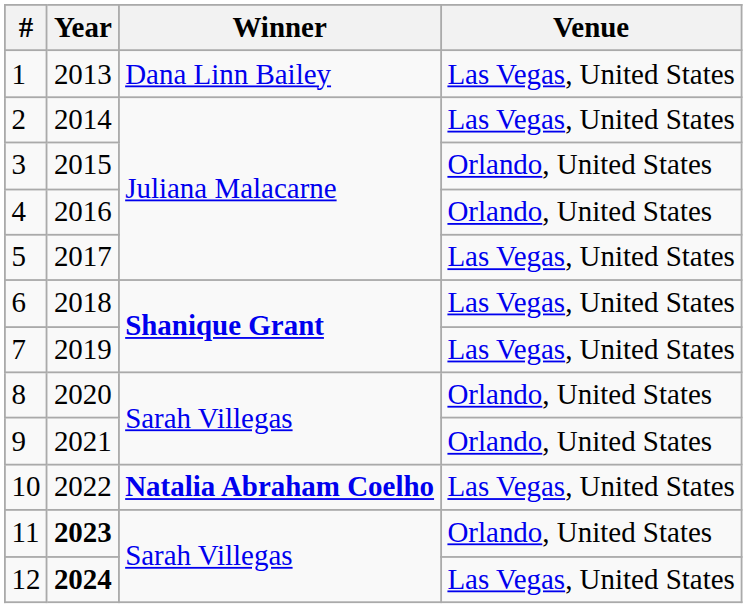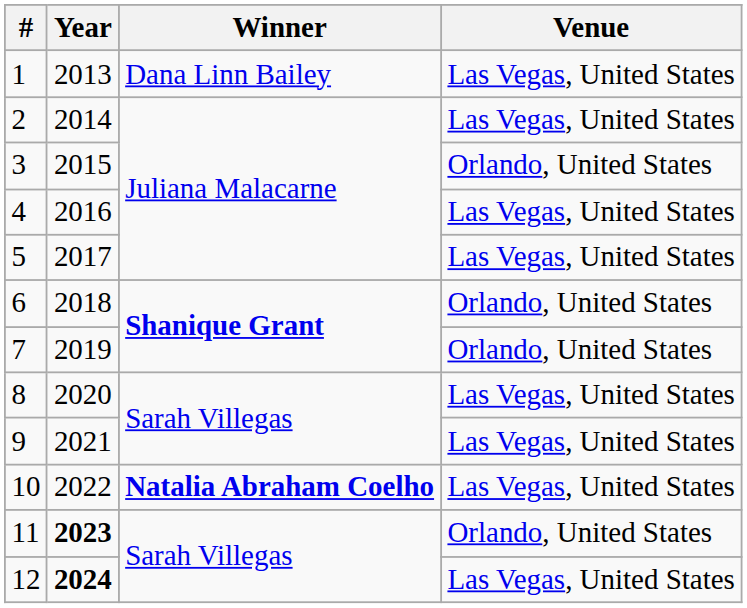(580, 211) Orlando, United States -> (591, 211) Las Vegas, United States
(591, 303) Las Vegas, United States -> (580, 303) Orlando, United States
(591, 348) Las Vegas, United States -> (580, 348) Orlando, United States
(580, 394) Orlando, United States -> (591, 394) Las Vegas, United States
(580, 440) Orlando, United States -> (591, 440) Las Vegas, United States
